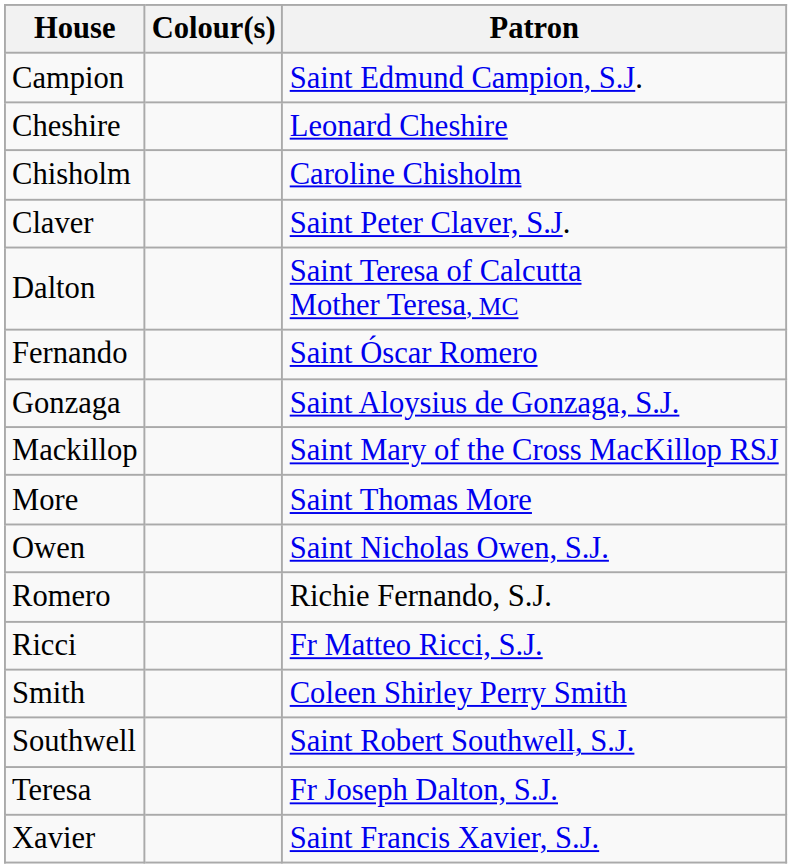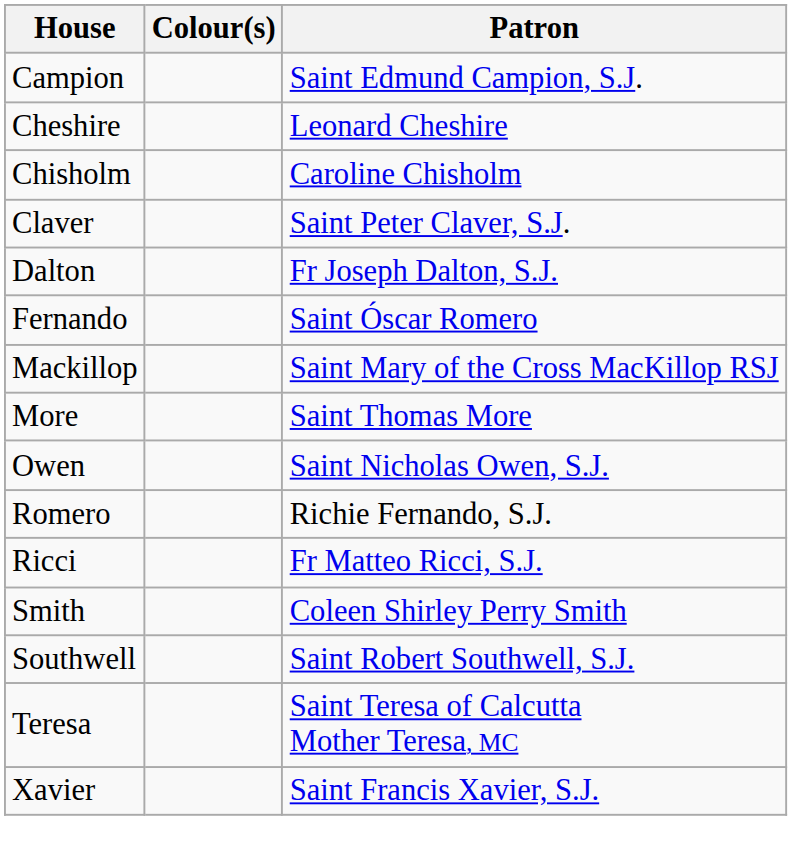(436, 288) Saint Teresa of Calcutta Mother Teresa, MC -> (424, 271) Fr Joseph Dalton, S.J.
- row: (66, 402)
(424, 790) Fr Joseph Dalton, S.J. -> (436, 724) Saint Teresa of Calcutta Mother Teresa, MC
